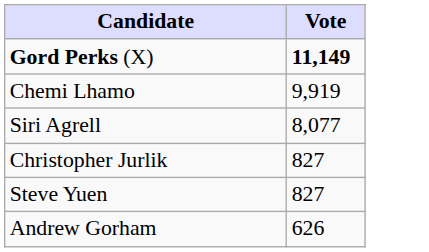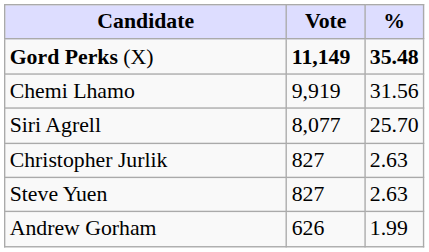+ column: (394, 21)
